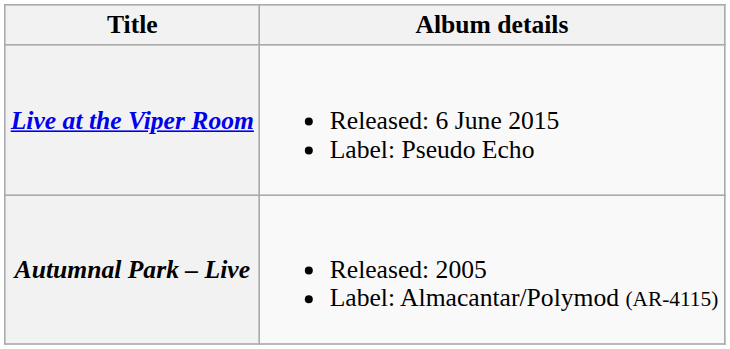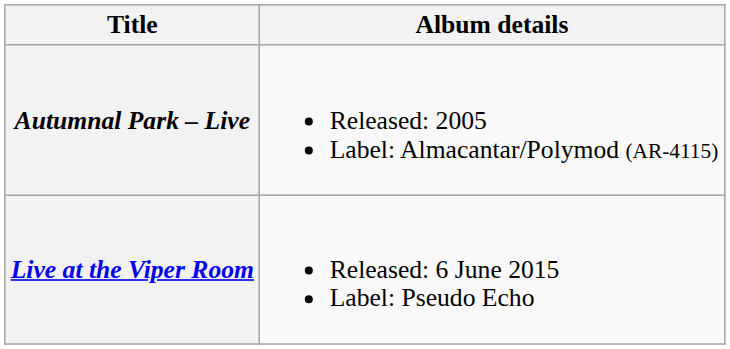rows swapped: (132, 269) <-> (132, 119)
